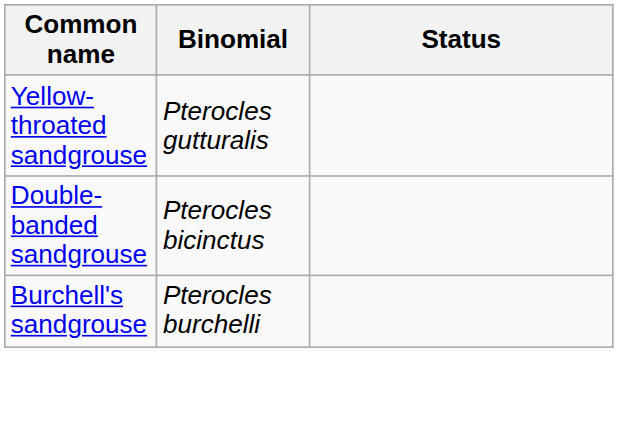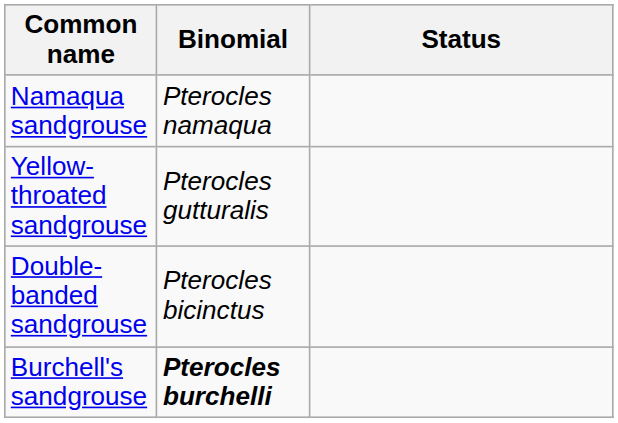+ row: (79, 110)
(217, 310) normal -> (222, 381) bold
